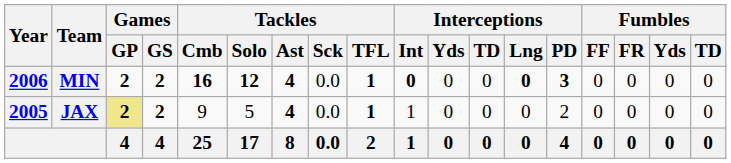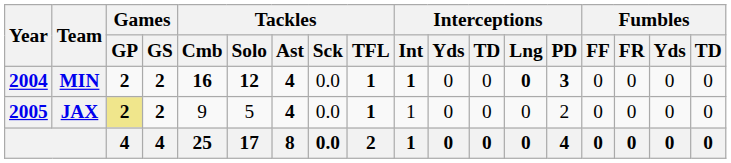(28, 81) 2006 -> (28, 81) 2004
(411, 81) 0 -> (411, 81) 1
